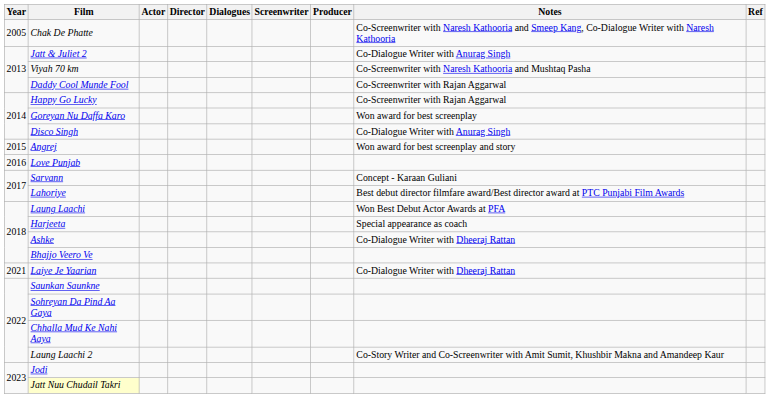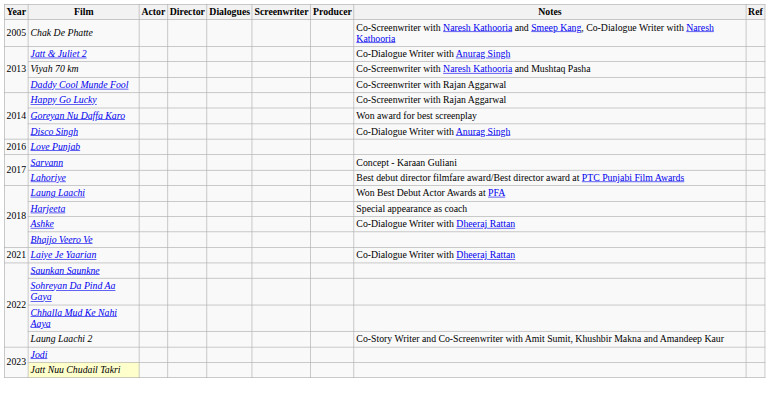- row: (44, 147)
